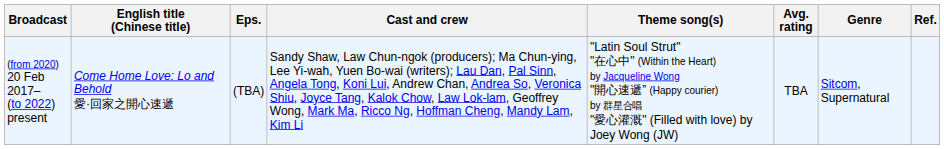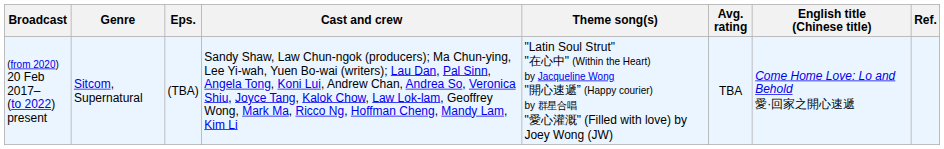columns swapped: (151, 20) <-> (865, 20)
